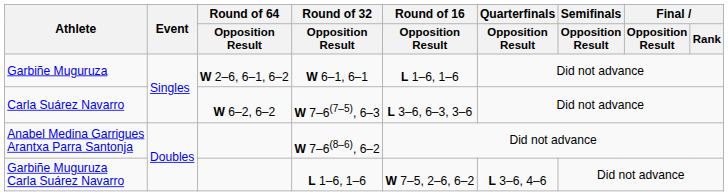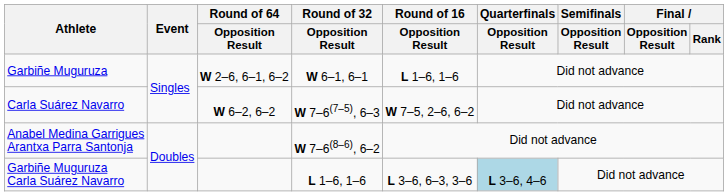(430, 112) L 3–6, 6–3, 3–6 -> (430, 112) W 7–5, 2–6, 6–2
(430, 182) W 7–5, 2–6, 6–2 -> (430, 182) L 3–6, 6–3, 3–6
(518, 182) no background -> (518, 182) lightblue background
